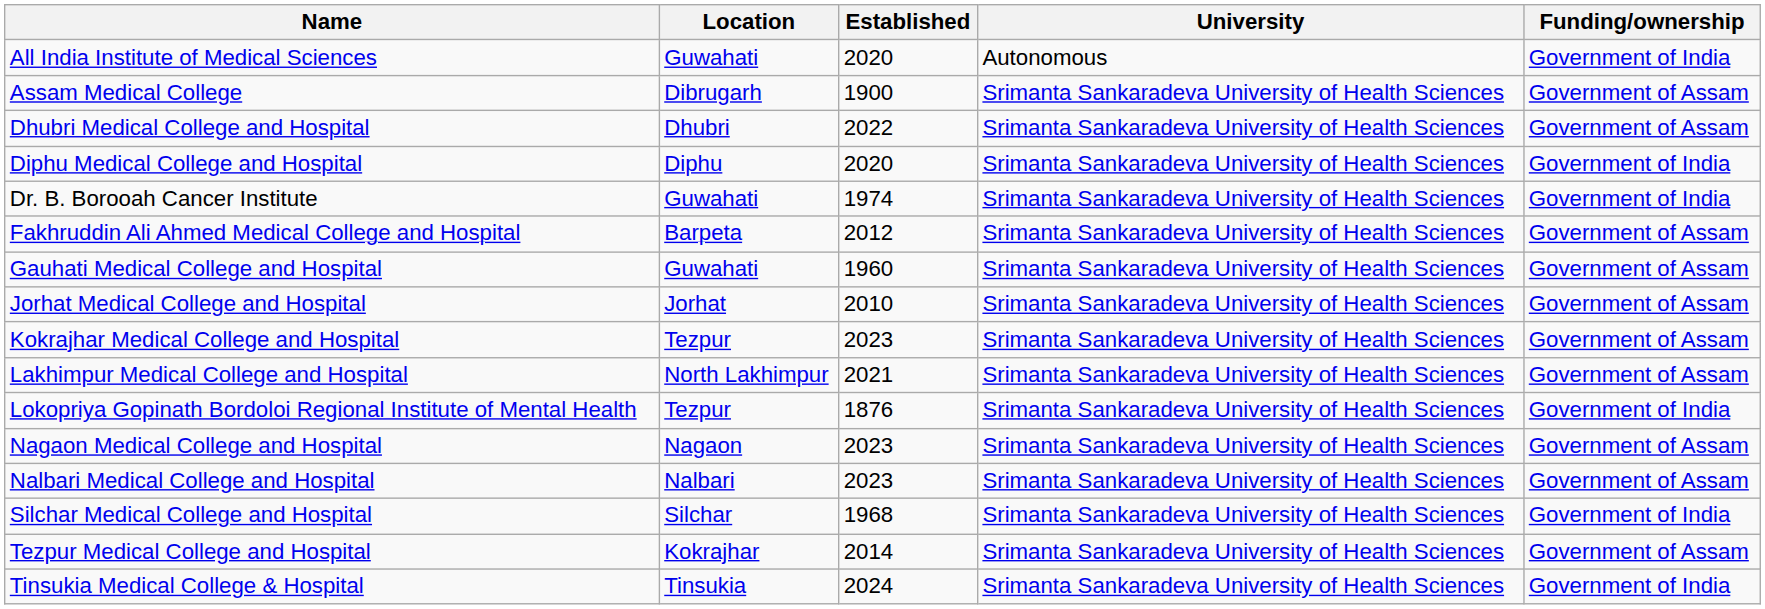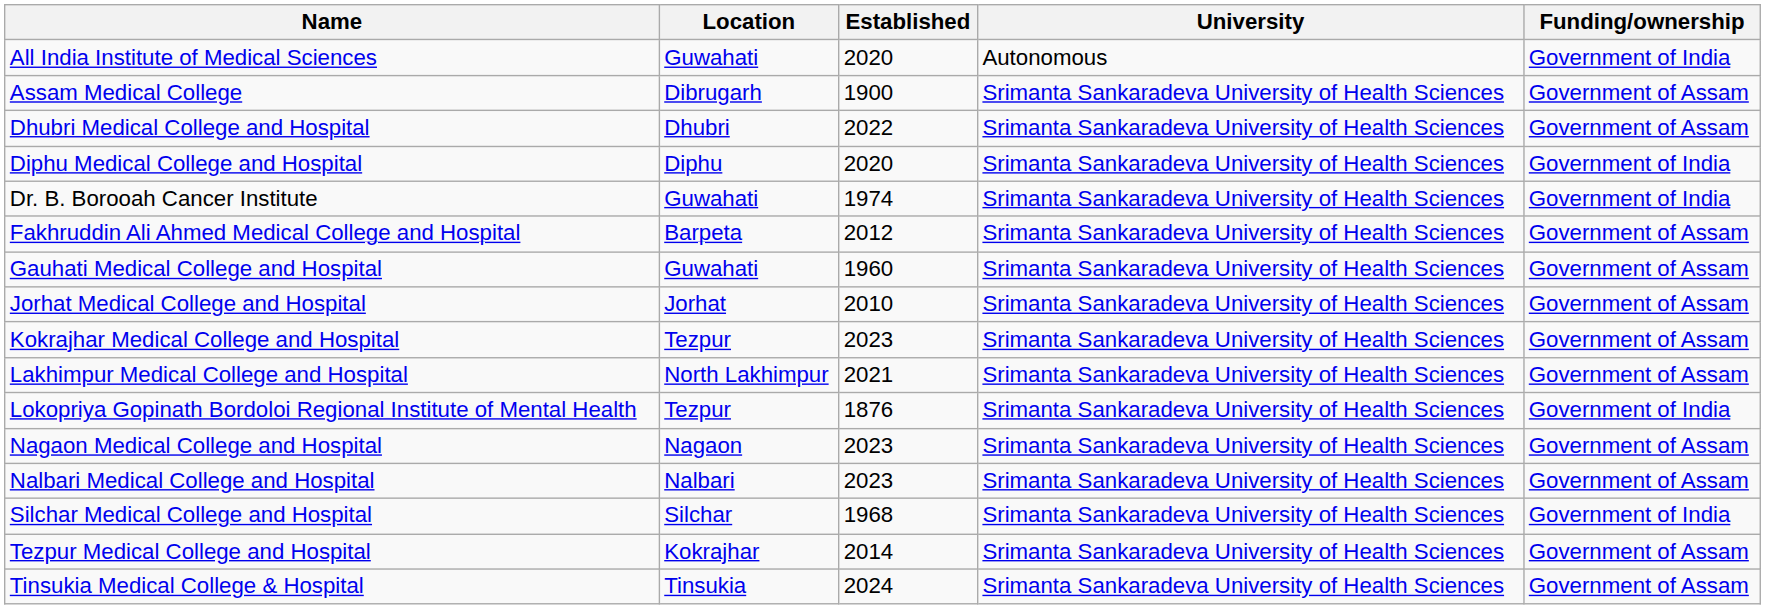(1630, 586) Government of India -> (1639, 586) Government of Assam
